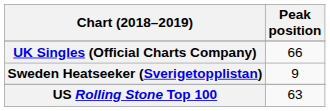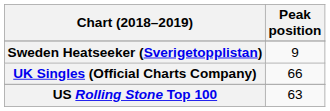rows swapped: (135, 73) <-> (135, 52)
